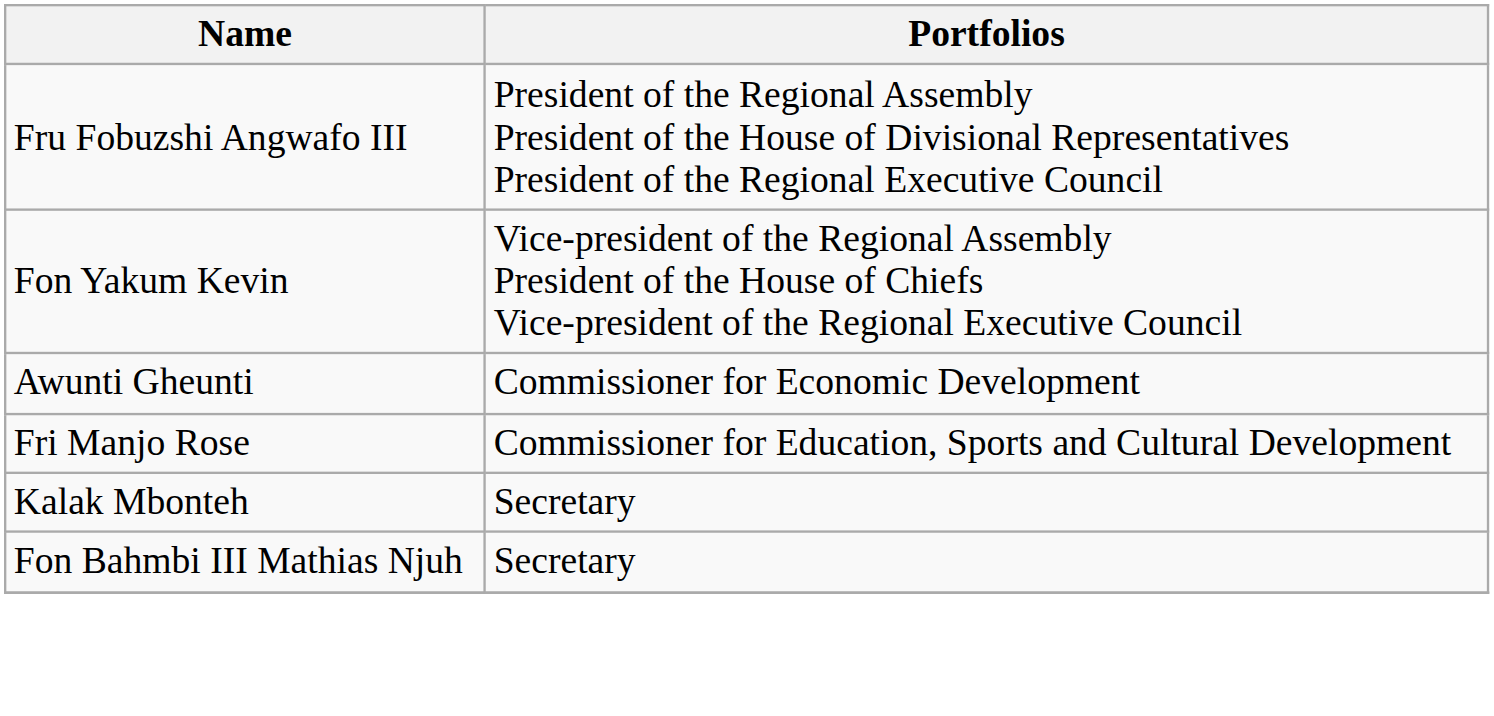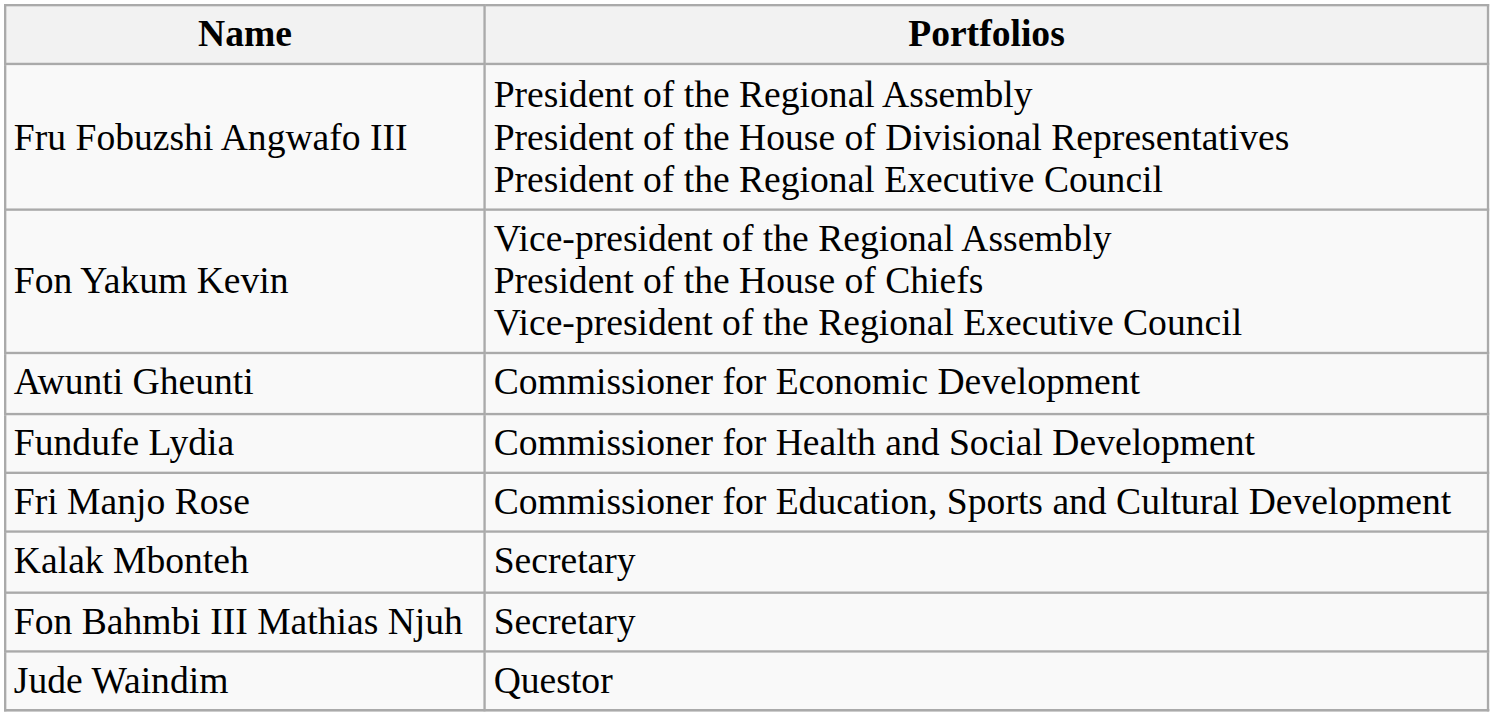+ row: (124, 442)
+ row: (121, 680)
